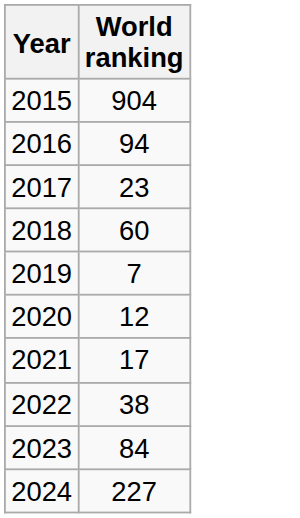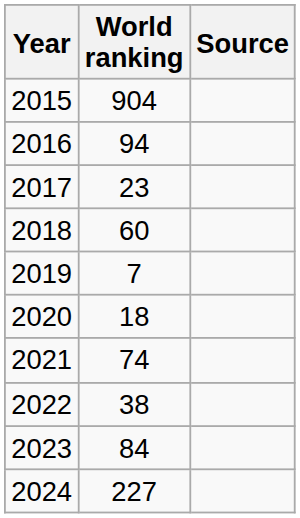+ column: (243, 42)
(134, 317) 12 -> (134, 317) 18
(134, 361) 17 -> (134, 361) 74
